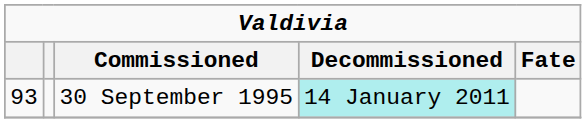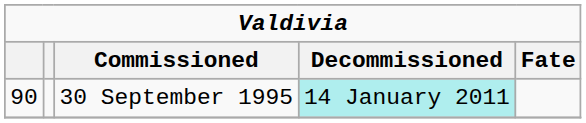(24, 98) 93 -> (24, 98) 90
